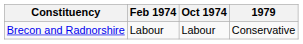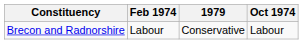columns swapped: (204, 13) <-> (264, 13)
